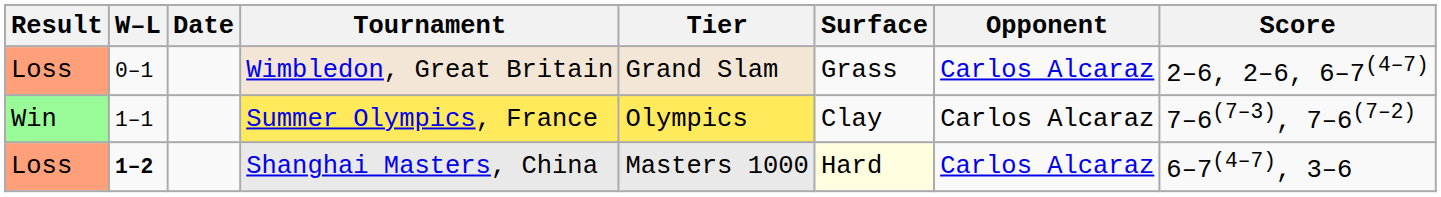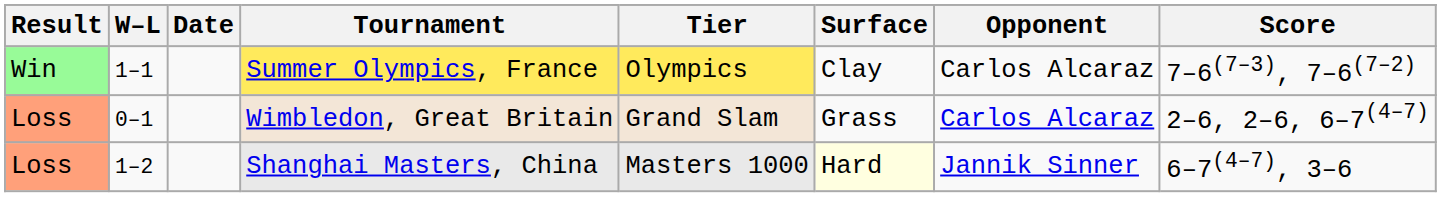rows swapped: (430, 71) <-> (422, 119)
(134, 167) bold -> (134, 168) normal
(1047, 167) Carlos Alcaraz -> (1040, 167) Jannik Sinner
